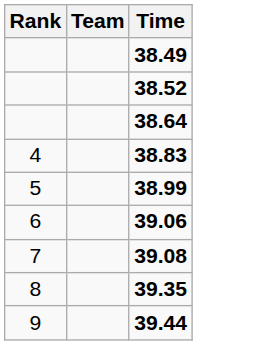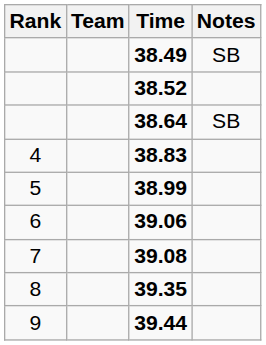+ column: (226, 21)
